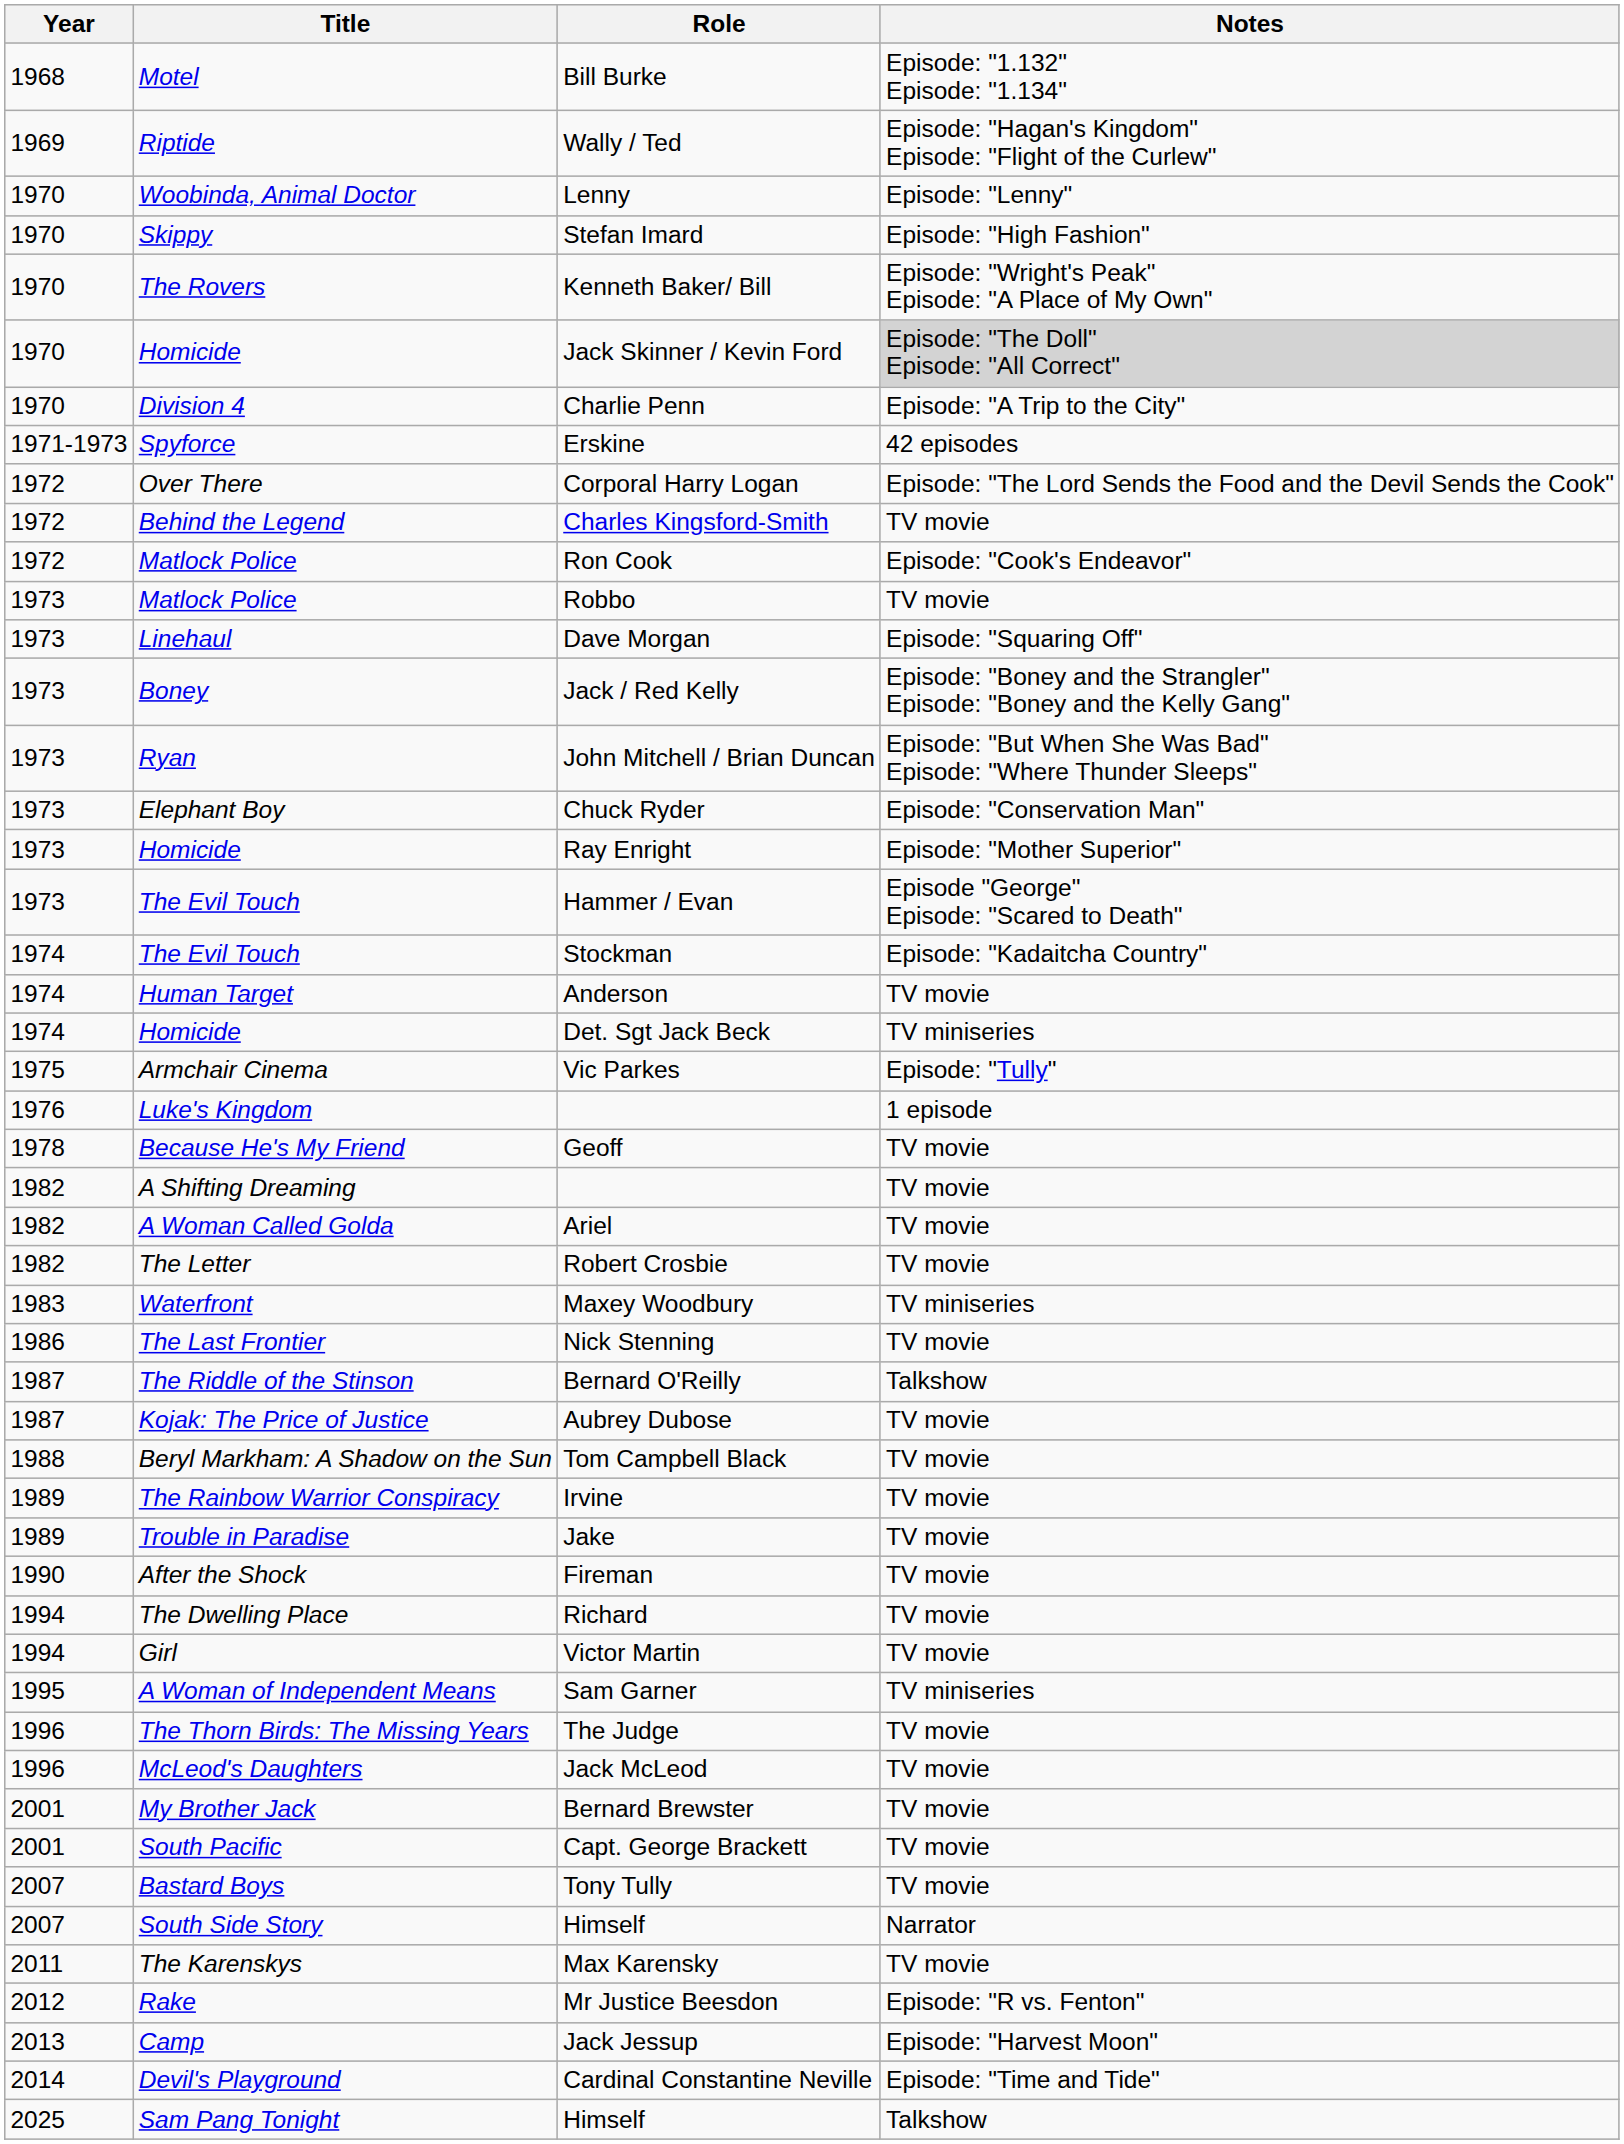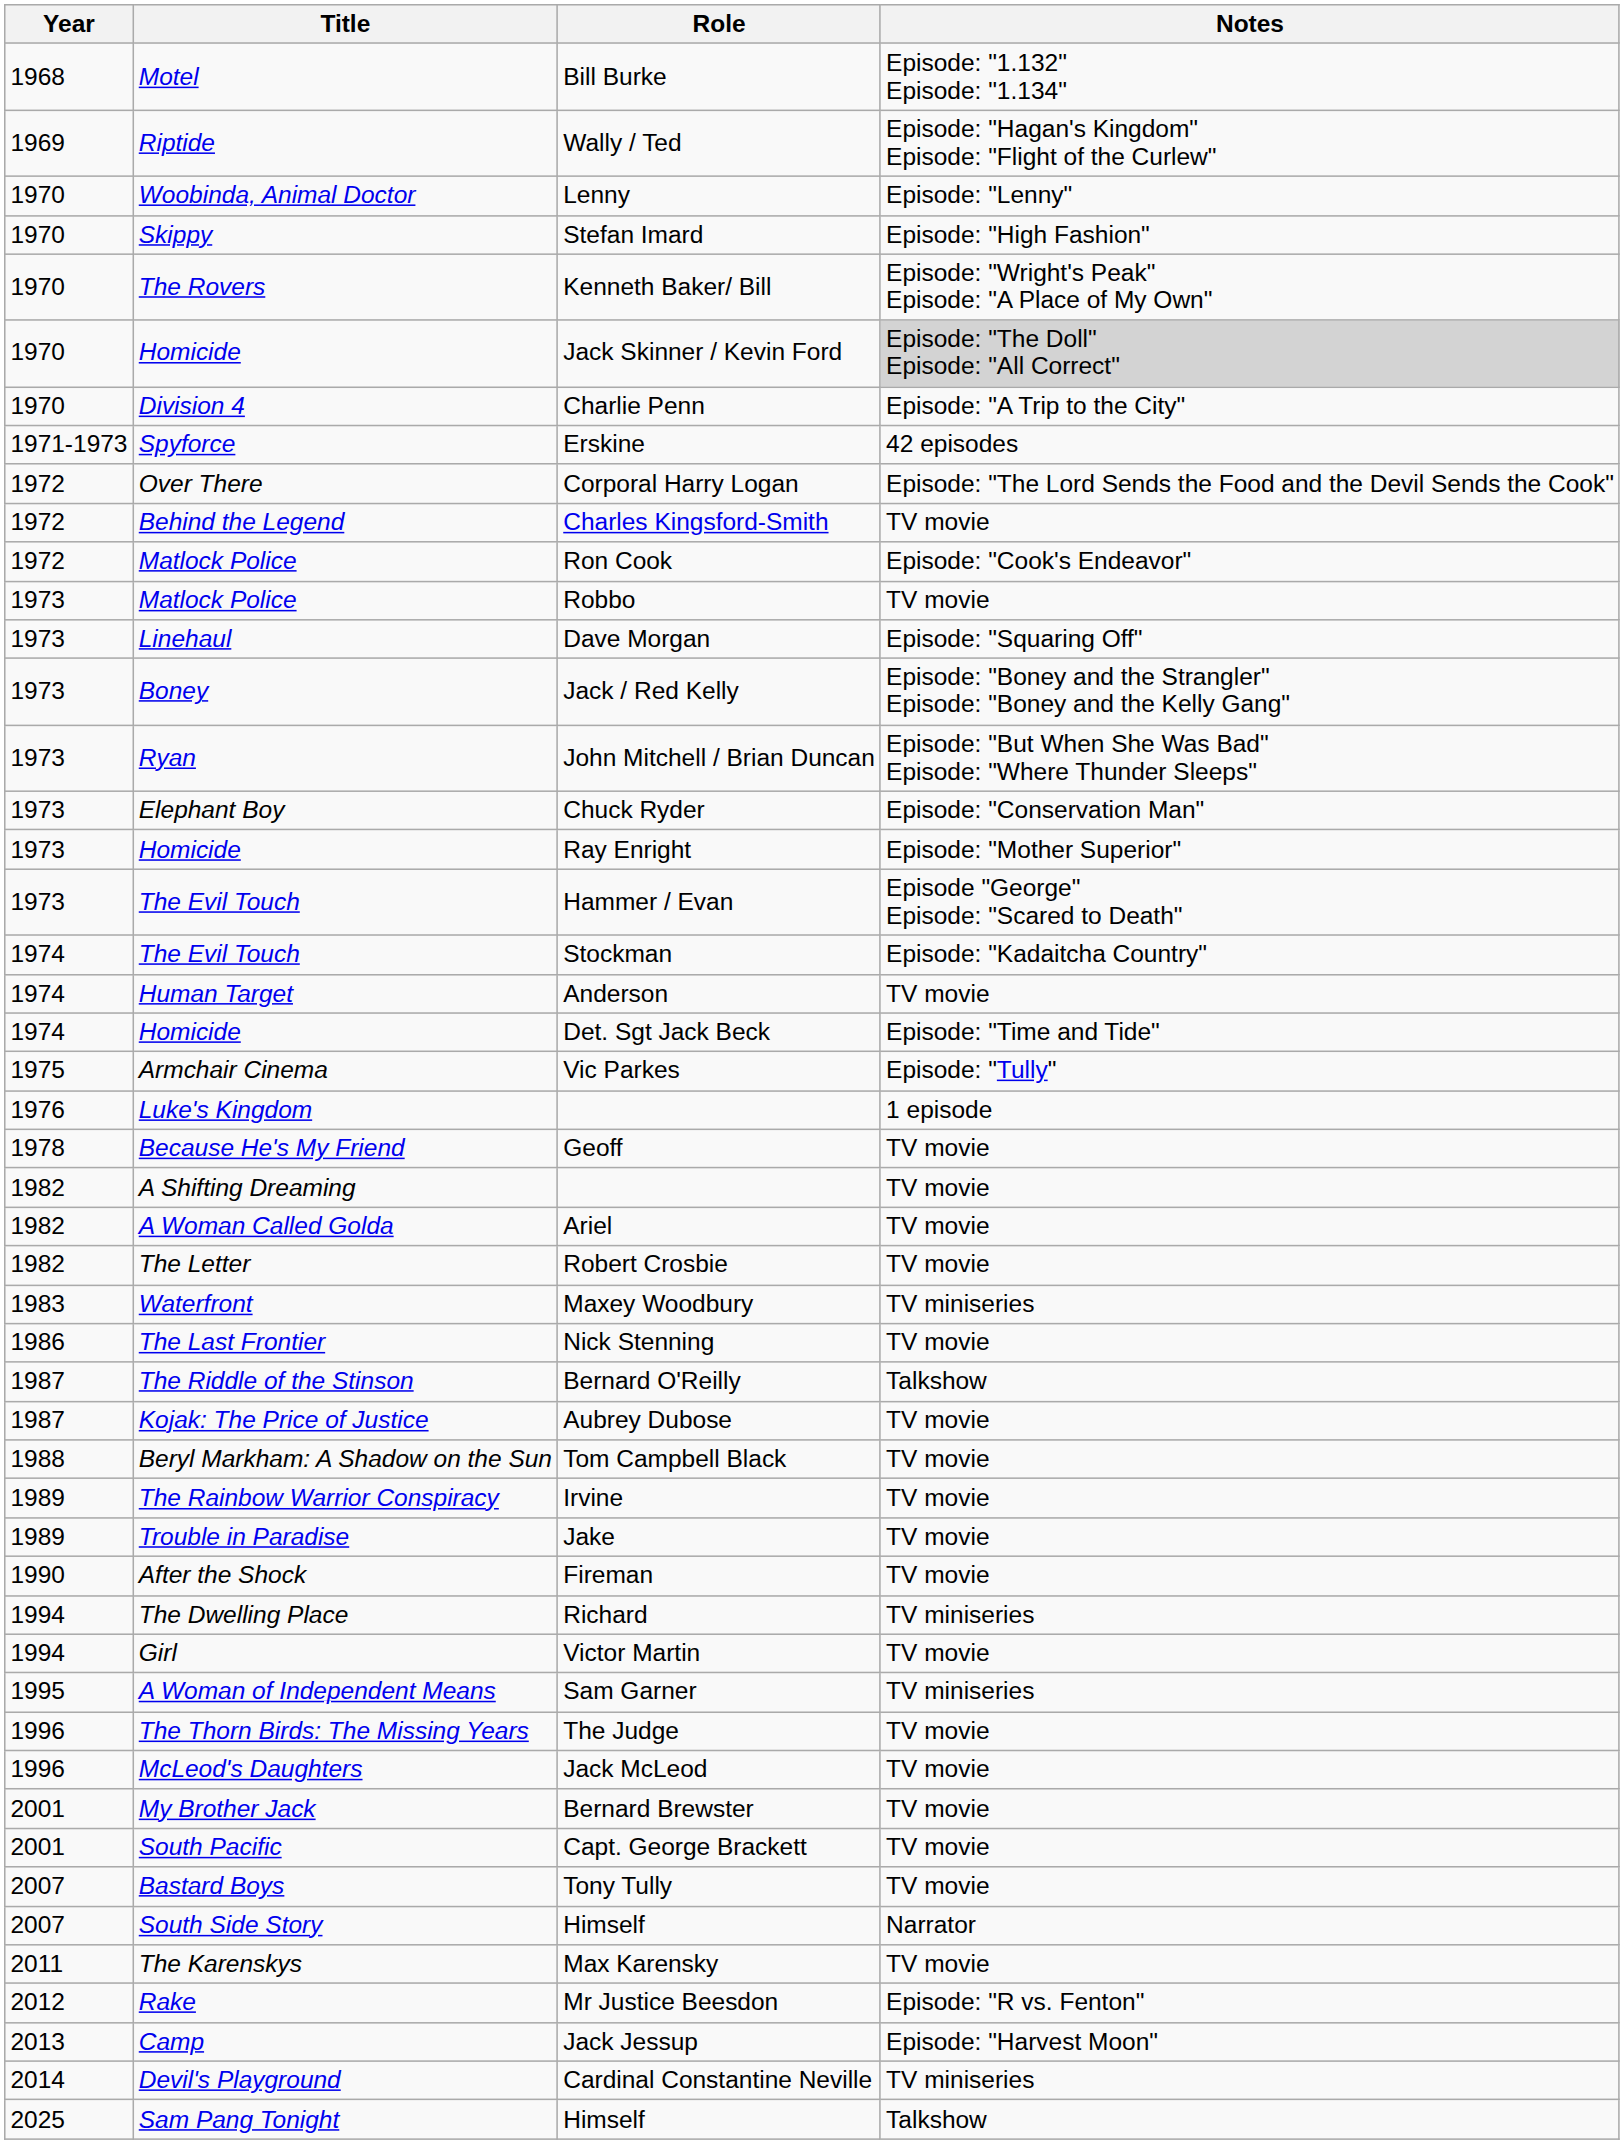(960, 1031) TV miniseries -> (1023, 1031) Episode: "Time and Tide"
(938, 1614) TV movie -> (960, 1614) TV miniseries
(1023, 2080) Episode: "Time and Tide" -> (960, 2080) TV miniseries
